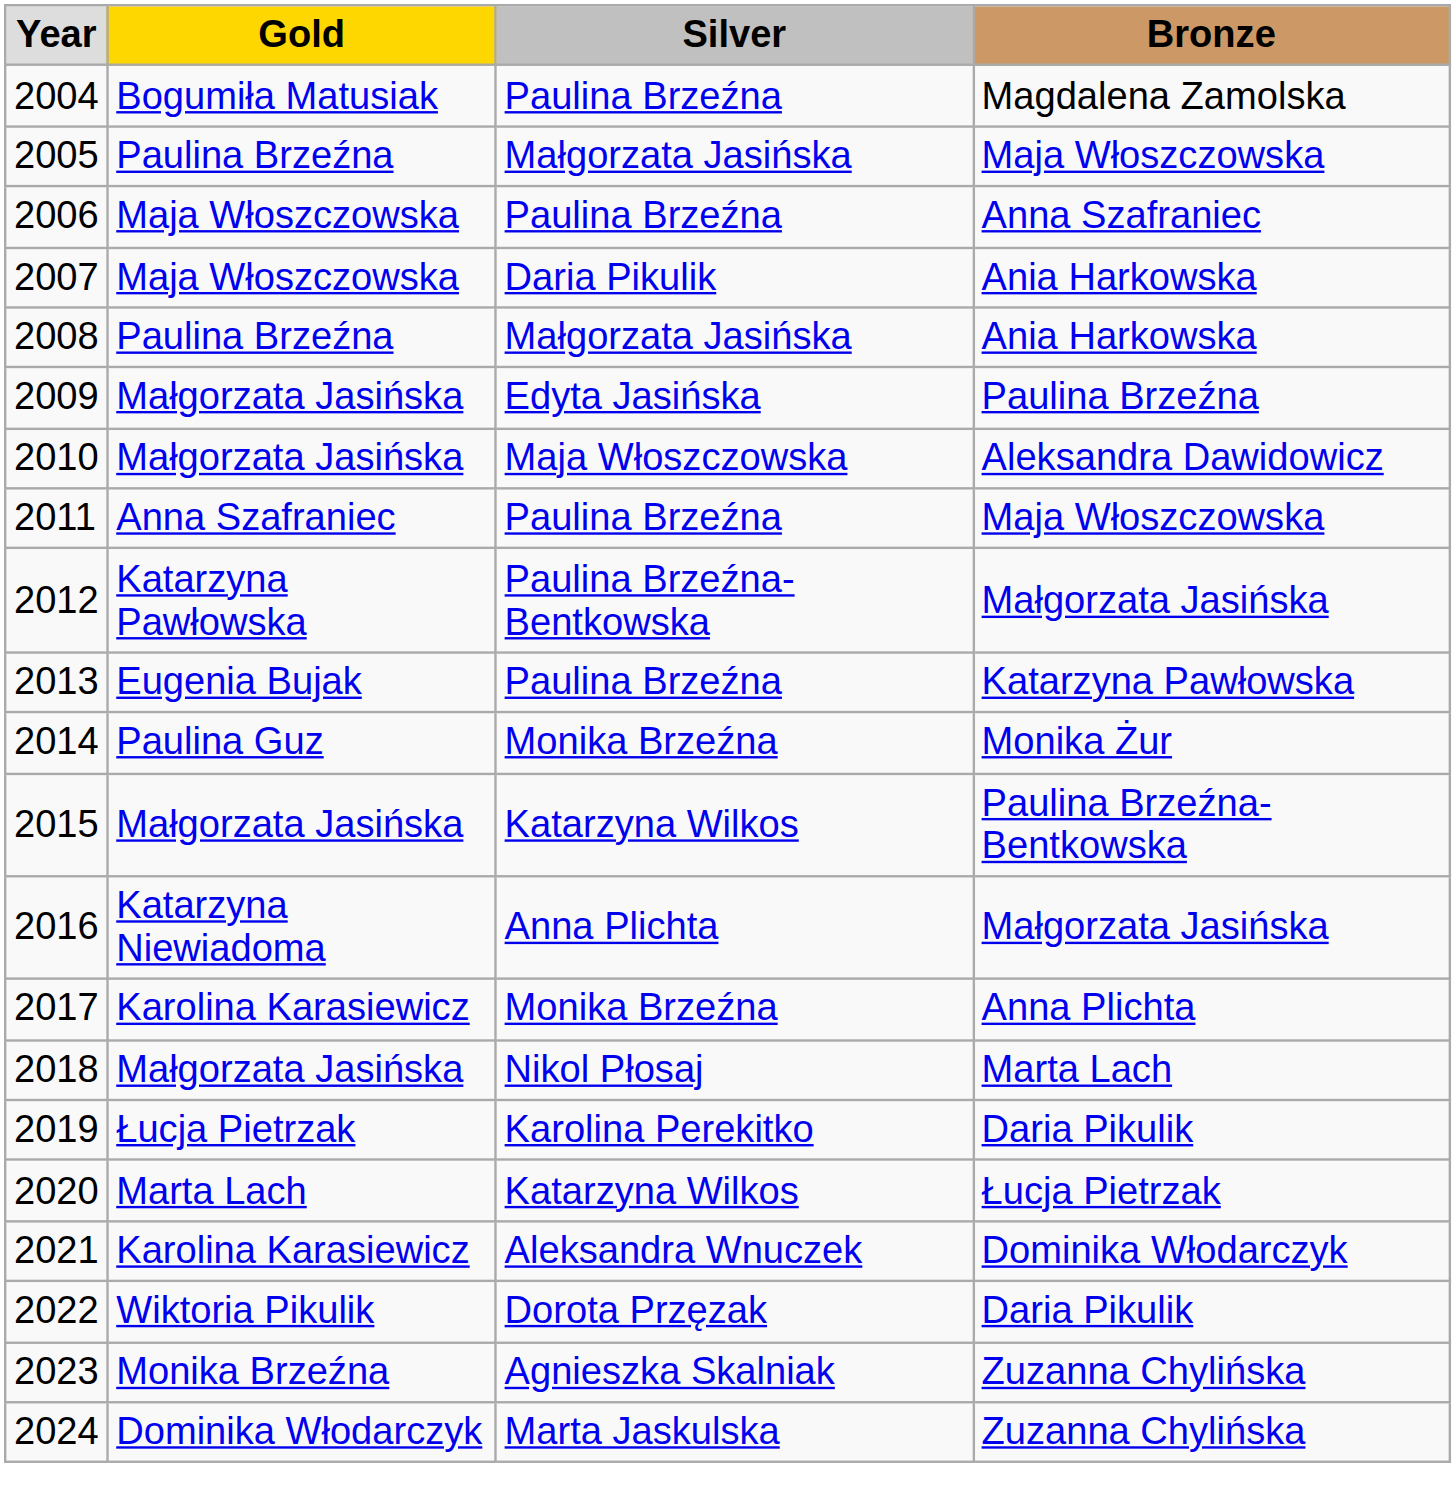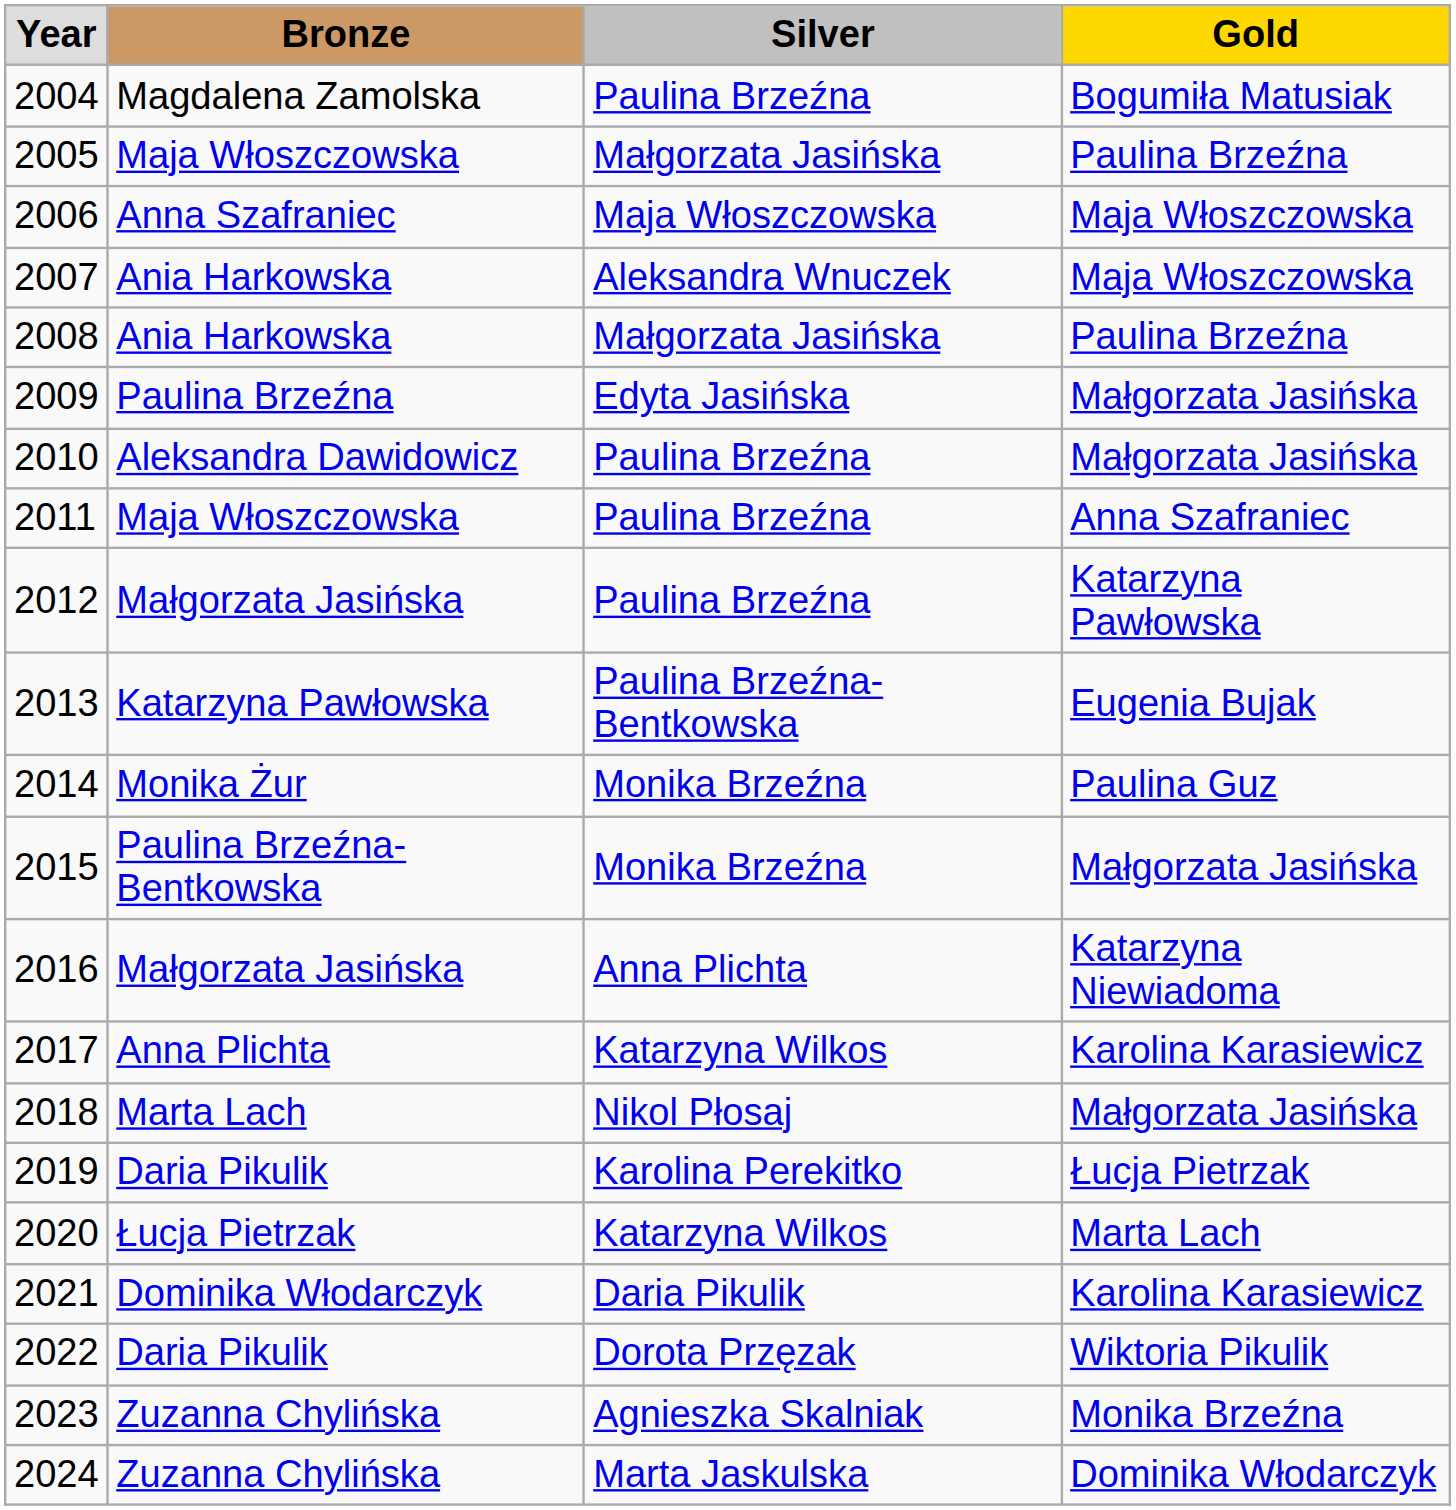columns swapped: (302, 34) <-> (1211, 34)
(643, 215) Paulina Brzeźna -> (765, 215) Maja Włoszczowska
(610, 276) Daria Pikulik -> (772, 276) Aleksandra Wnuczek
(676, 457) Maja Włoszczowska -> (732, 457) Paulina Brzeźna
(650, 599) Paulina Brzeźna-Bentkowska -> (732, 599) Paulina Brzeźna
(643, 681) Paulina Brzeźna -> (738, 702) Paulina Brzeźna-Bentkowska
(652, 823) Katarzyna Wilkos -> (730, 866) Monika Brzeźna
(641, 1008) Monika Brzeźna -> (740, 1051) Katarzyna Wilkos
(683, 1250) Aleksandra Wnuczek -> (699, 1293) Daria Pikulik
